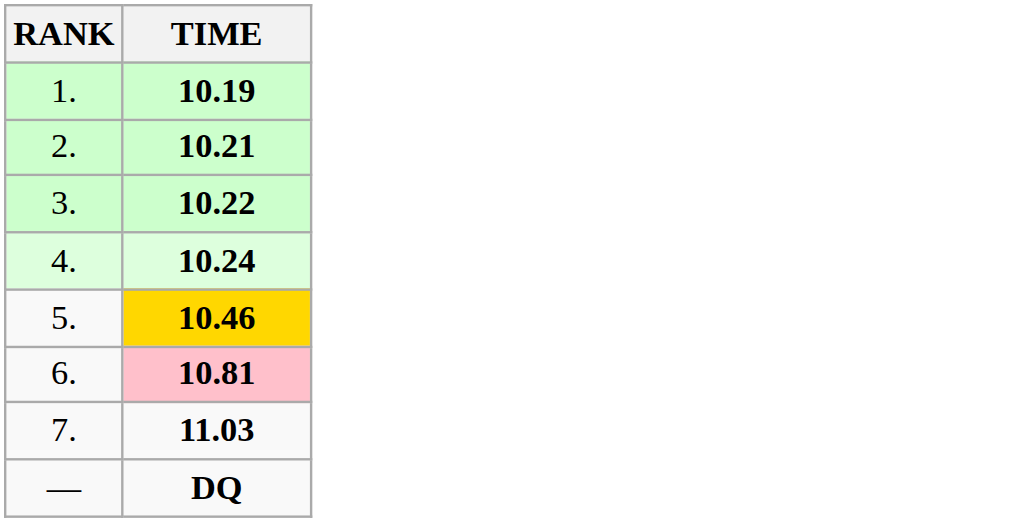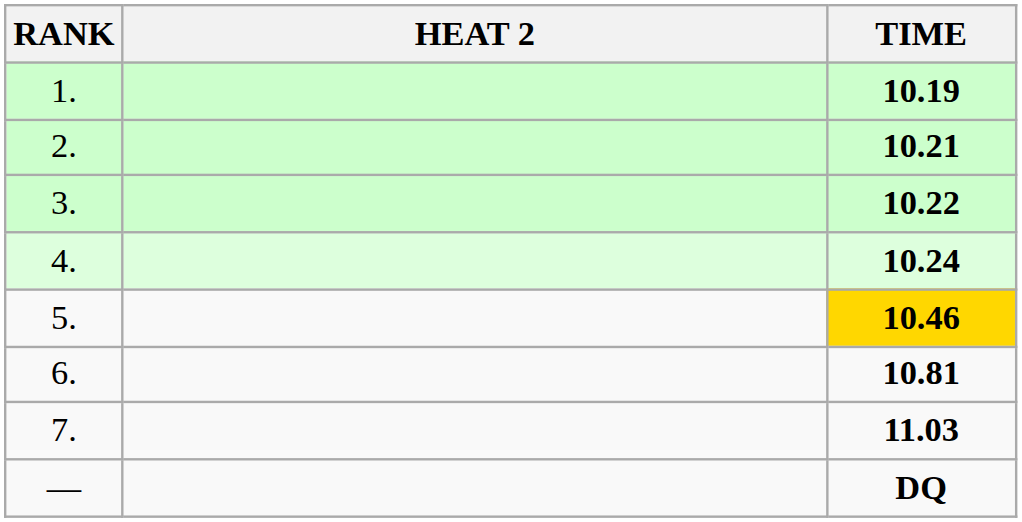+ column: (475, 33)
(217, 373) pink background -> (921, 373) no background
